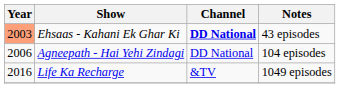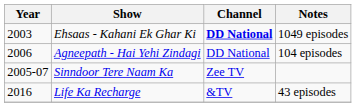(20, 33) lightsalmon background -> (20, 33) no background
(291, 33) 43 episodes -> (313, 33) 1049 episodes
+ row: (114, 72)
(297, 72) 1049 episodes -> (307, 92) 43 episodes
